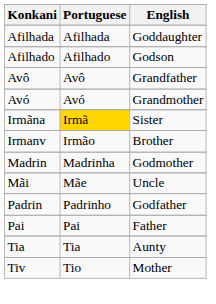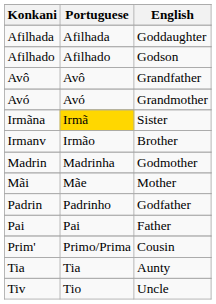(148, 183) Uncle -> (157, 183) Mother
+ row: (22, 246)
(152, 267) Mother -> (153, 288) Uncle
